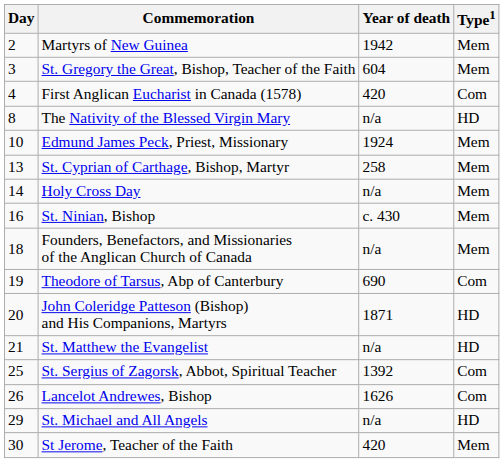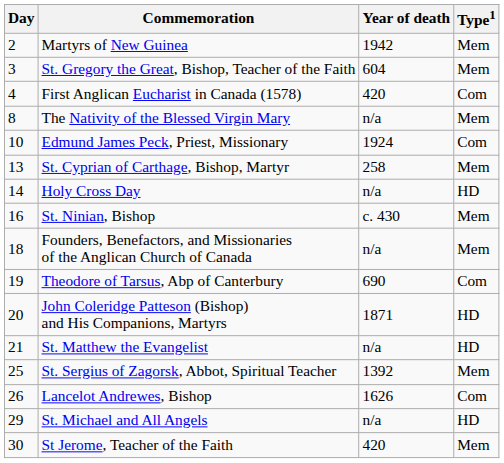(468, 118) HD -> (473, 118) Mem
(473, 142) Mem -> (472, 142) Com
(473, 191) Mem -> (468, 191) HD
(472, 372) Com -> (473, 372) Mem
